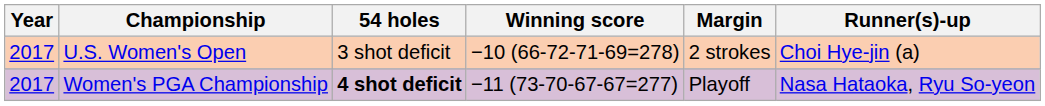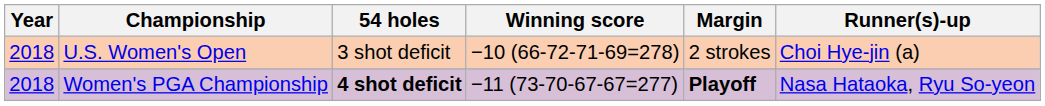(32, 52) 2017 -> (32, 52) 2018
(32, 84) 2017 -> (32, 84) 2018
(719, 84) normal -> (722, 84) bold
